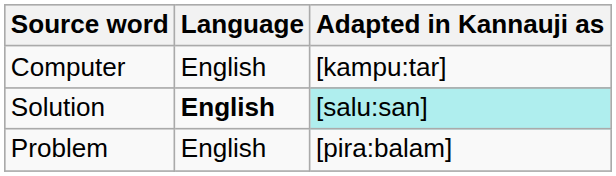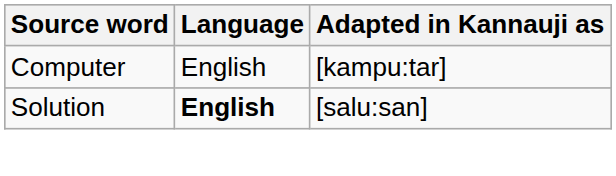(372, 107) paleturquoise background -> (372, 107) no background
- row: (59, 149)
